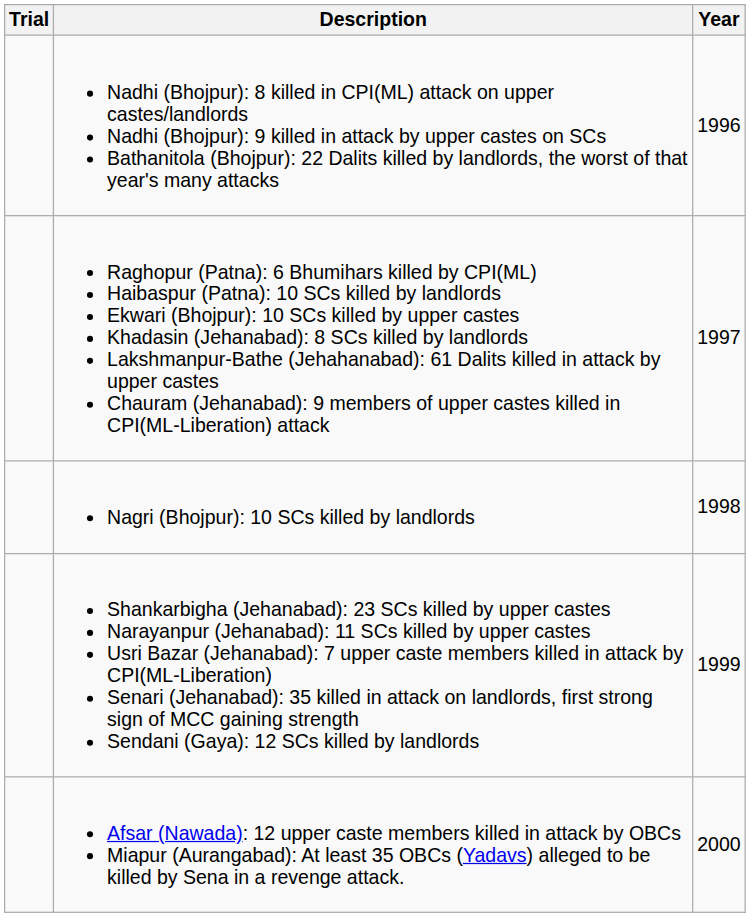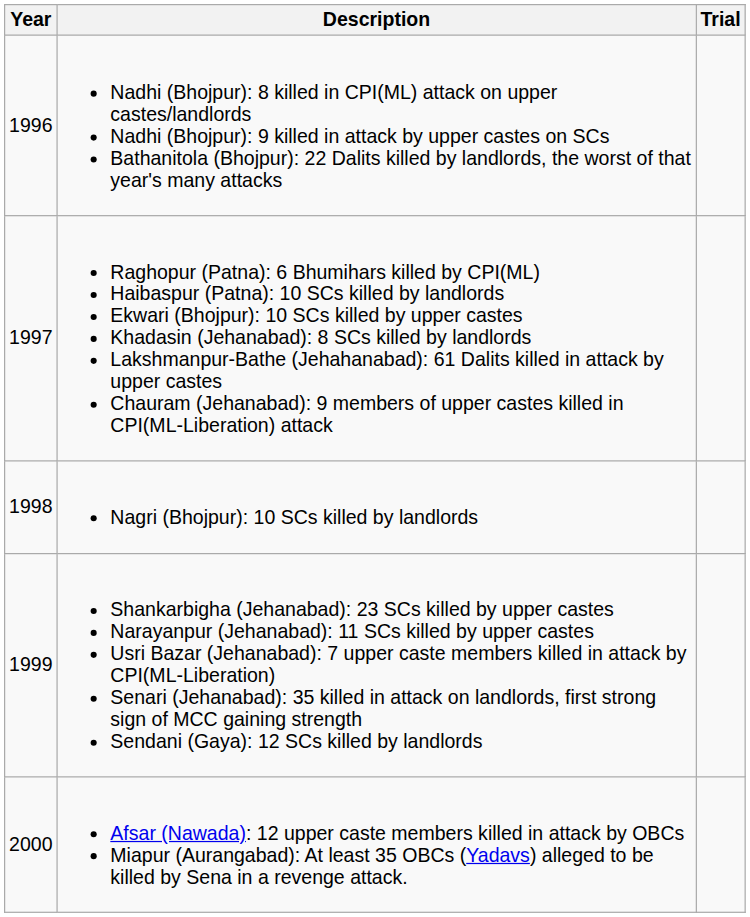columns swapped: (719, 19) <-> (29, 19)
